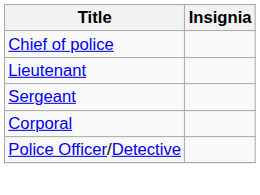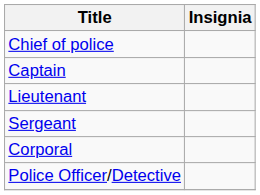+ row: (37, 70)
